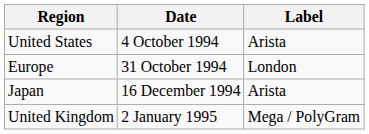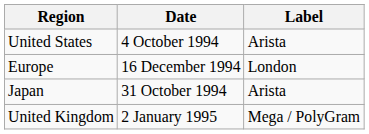(174, 66) 31 October 1994 -> (181, 66) 16 December 1994
(181, 91) 16 December 1994 -> (174, 91) 31 October 1994
